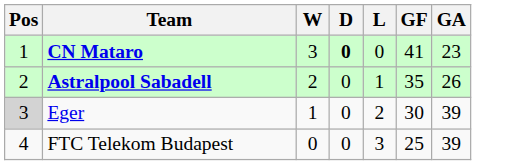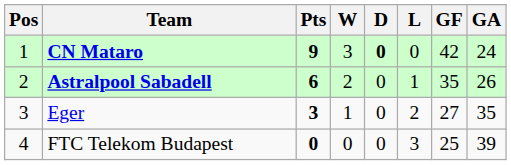+ column: (313, 19)
(414, 50) 41 -> (449, 50) 42
(451, 50) 23 -> (486, 50) 24
(24, 112) lightgrey background -> (24, 112) no background
(414, 112) 30 -> (449, 112) 27
(451, 112) 39 -> (486, 112) 35
